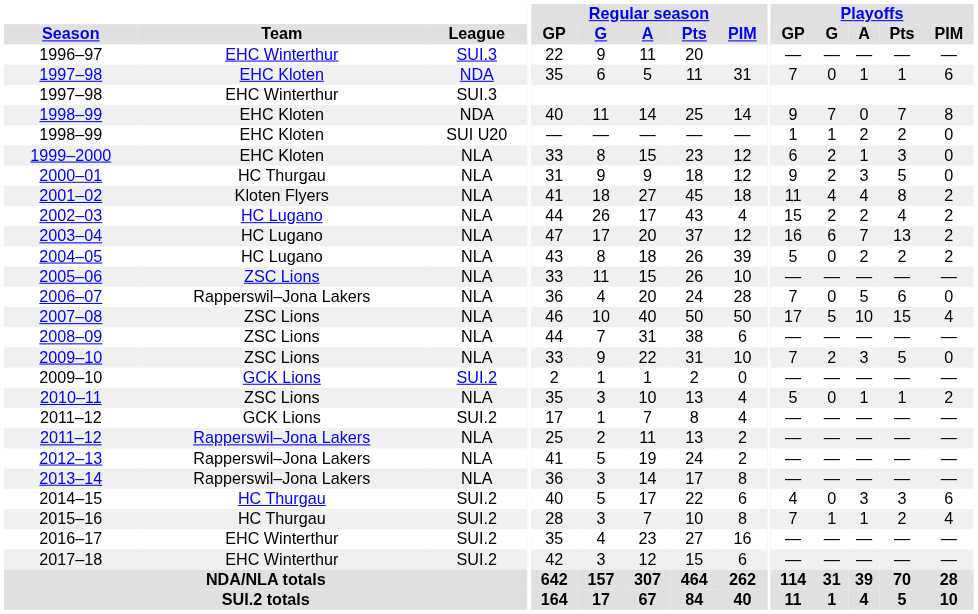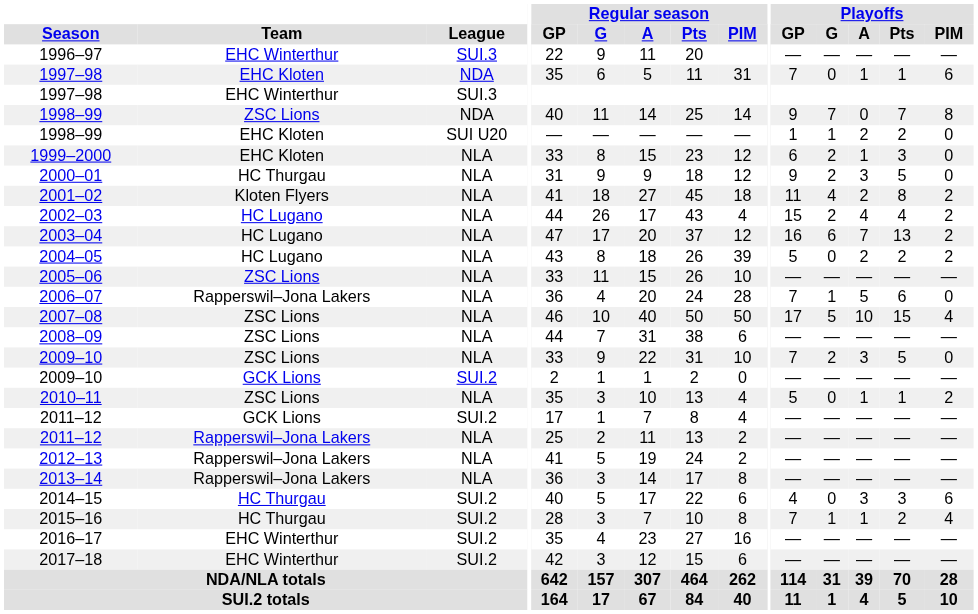(282, 115) EHC Kloten -> (282, 115) ZSC Lions
(864, 195) 4 -> (864, 195) 2
(864, 216) 2 -> (864, 216) 4
(832, 296) 0 -> (832, 296) 1
